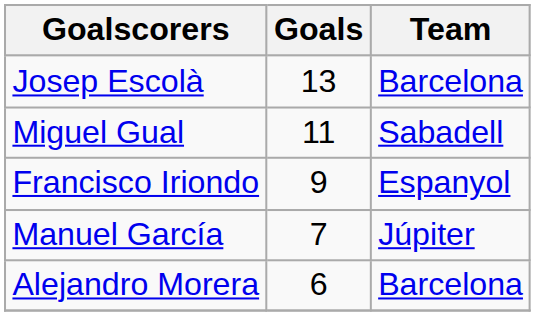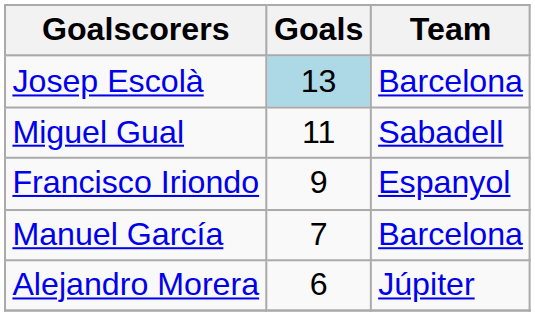(319, 81) no background -> (319, 81) lightblue background
(426, 234) Júpiter -> (451, 234) Barcelona
(451, 285) Barcelona -> (426, 285) Júpiter
